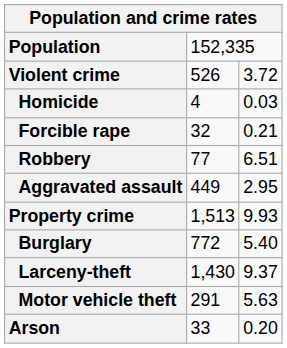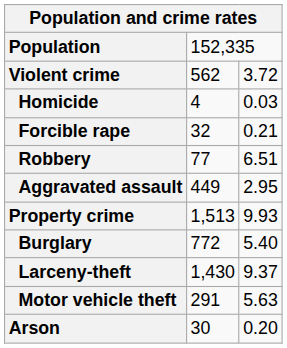(205, 74) 526 -> (205, 74) 562
(200, 328) 33 -> (200, 328) 30
